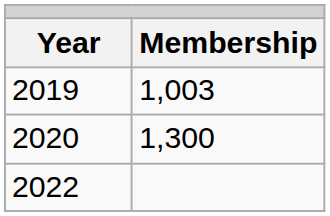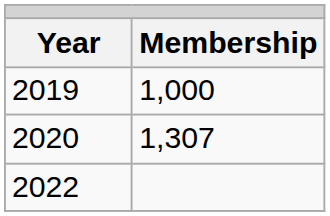(177, 90) 1,003 -> (177, 90) 1,000
(177, 138) 1,300 -> (177, 138) 1,307
